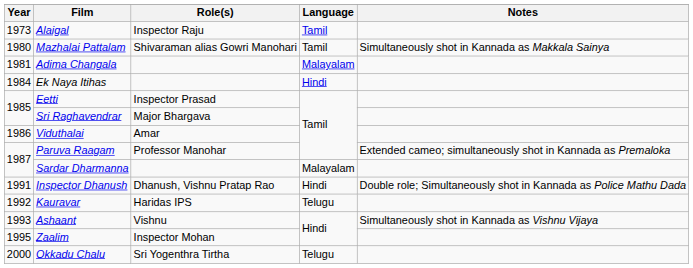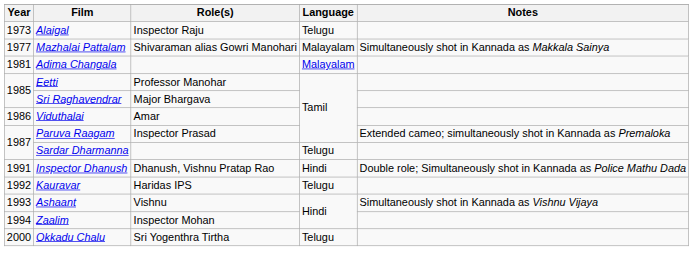(315, 30) Tamil -> (318, 30) Telugu
(19, 47) 1980 -> (19, 47) 1977
(315, 47) Tamil -> (328, 47) Malayalam
- row: (71, 82)
(175, 99) Inspector Prasad -> (180, 82) Professor Manohar
(180, 151) Professor Manohar -> (175, 133) Inspector Prasad
(328, 168) Malayalam -> (318, 151) Telugu
(19, 237) 1995 -> (19, 220) 1994
